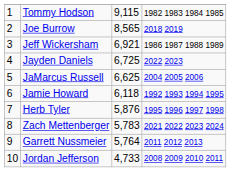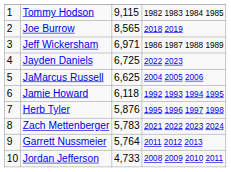(127, 45) 6,921 -> (127, 45) 6,971
